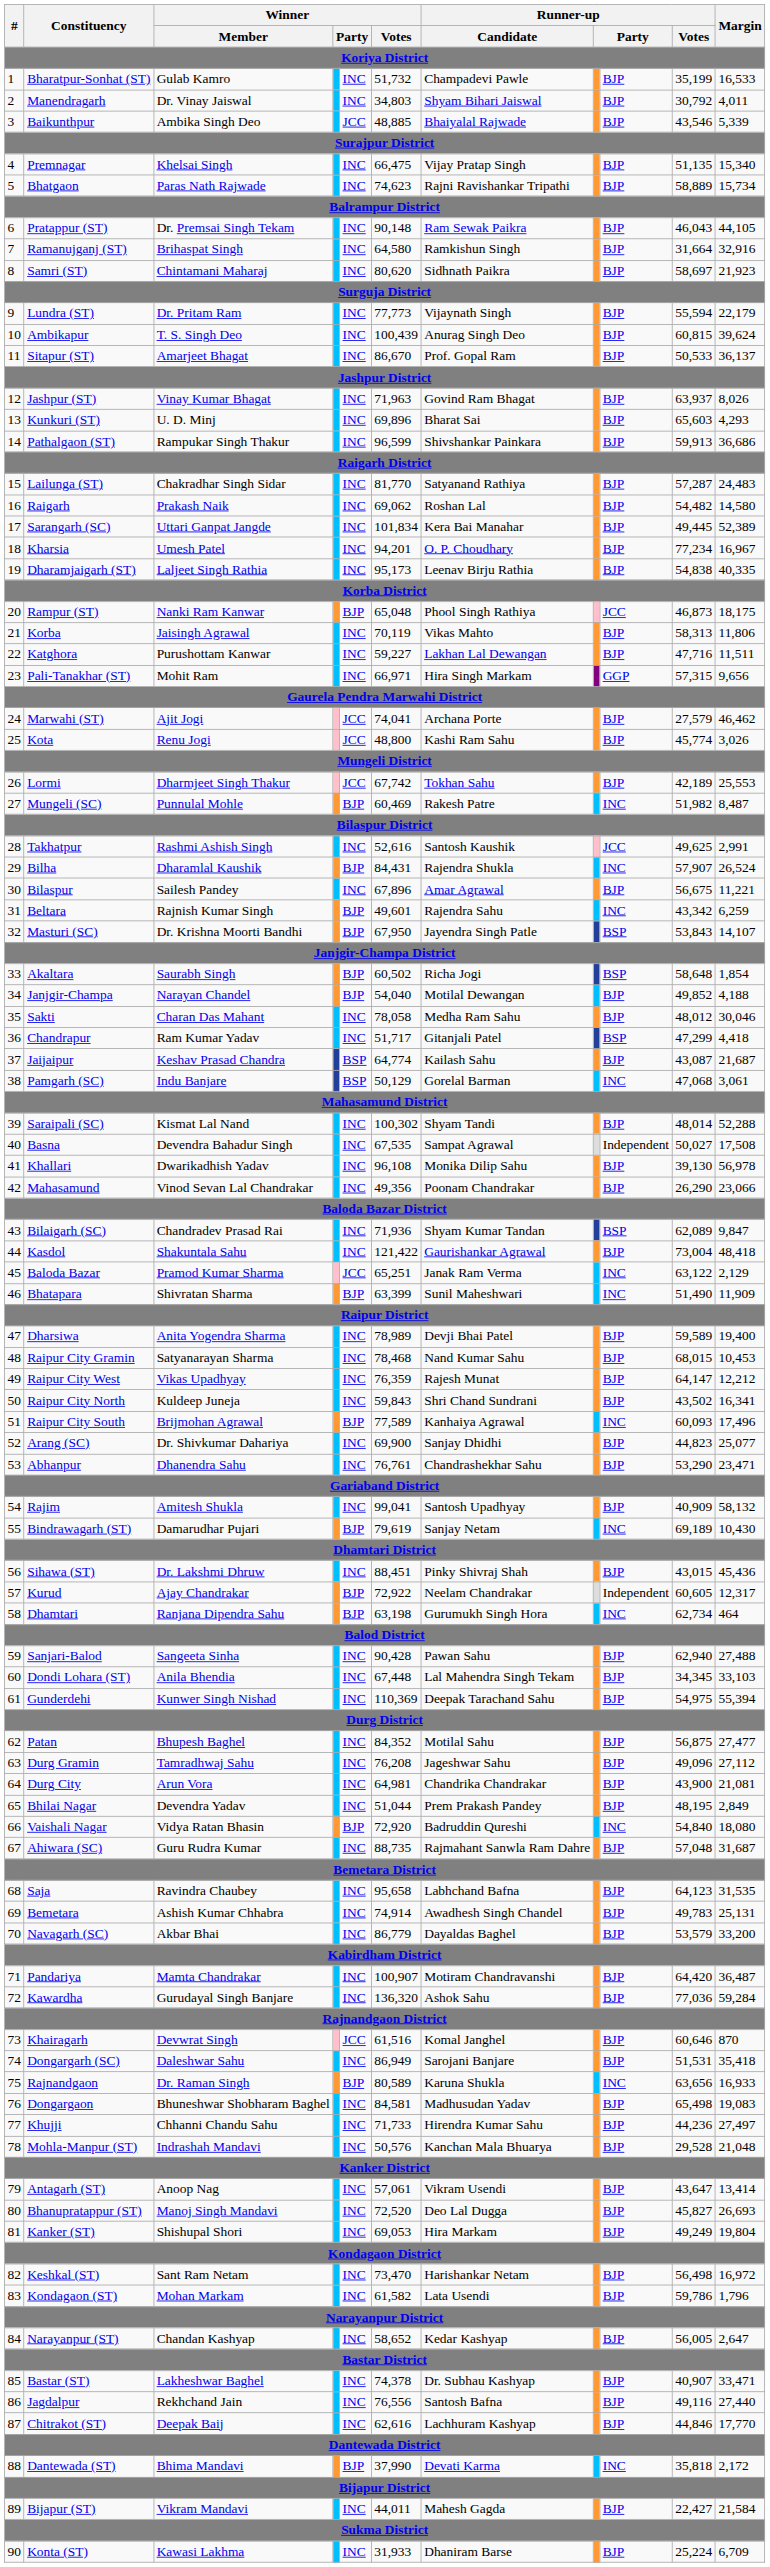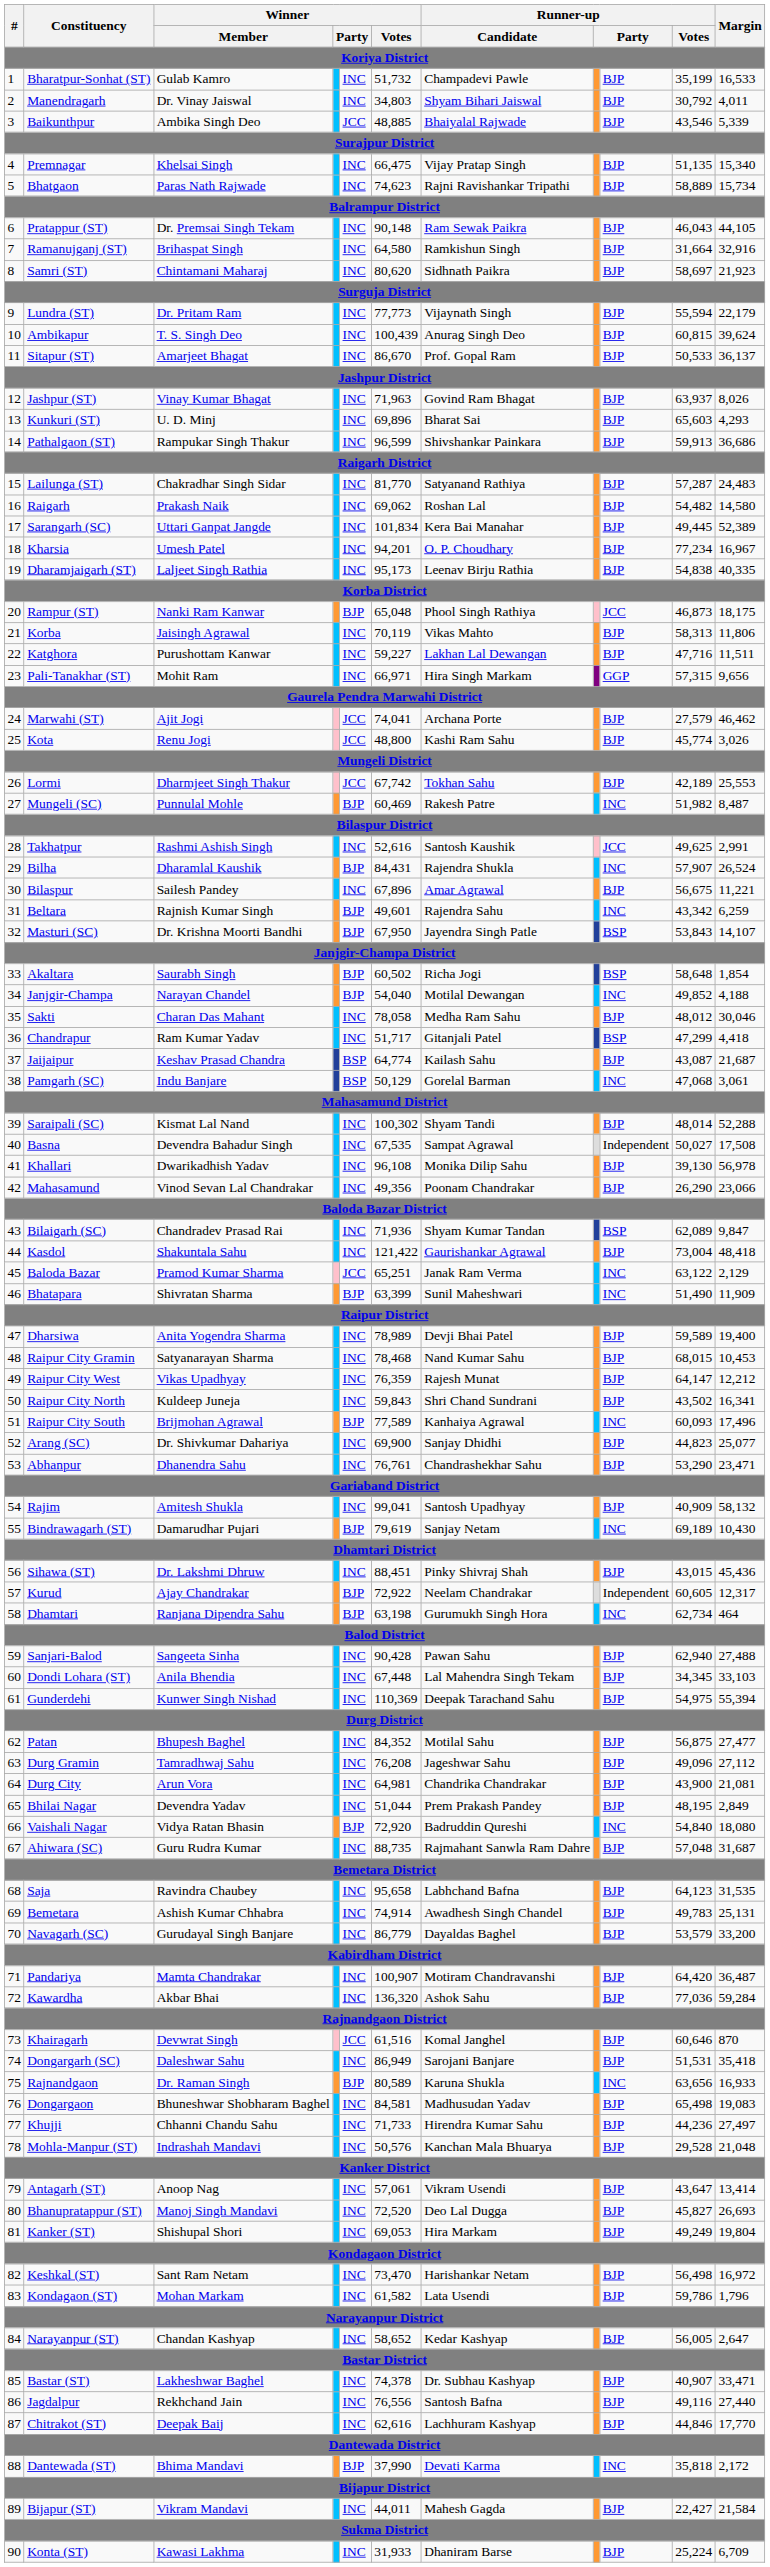(613, 995) BJP -> (614, 995) INC
(188, 1933) Akbar Bhai -> (225, 1933) Gurudayal Singh Banjare
(225, 1997) Gurudayal Singh Banjare -> (188, 1997) Akbar Bhai
